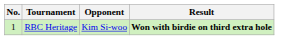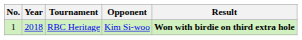+ column: (34, 12)
